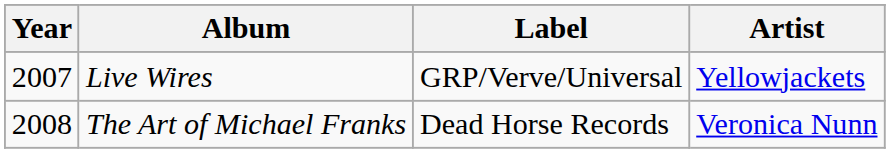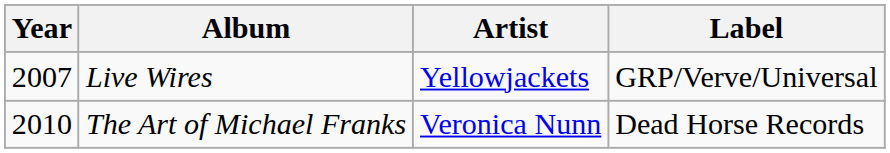columns swapped: (787, 28) <-> (551, 28)
(42, 123) 2008 -> (42, 123) 2010
